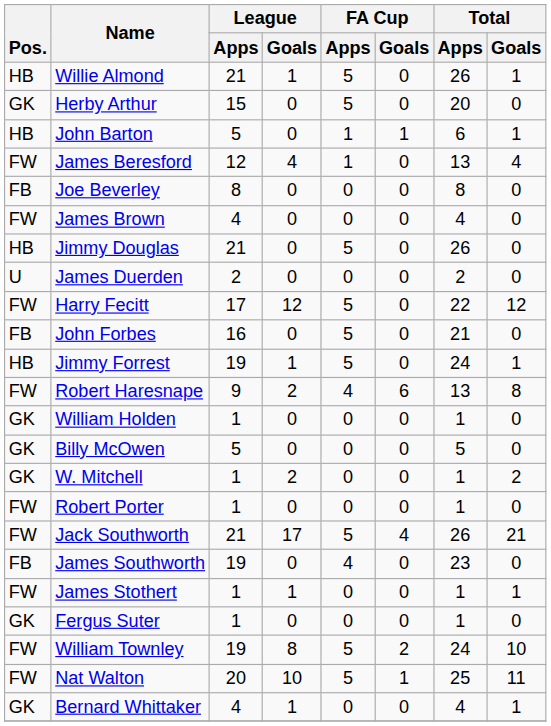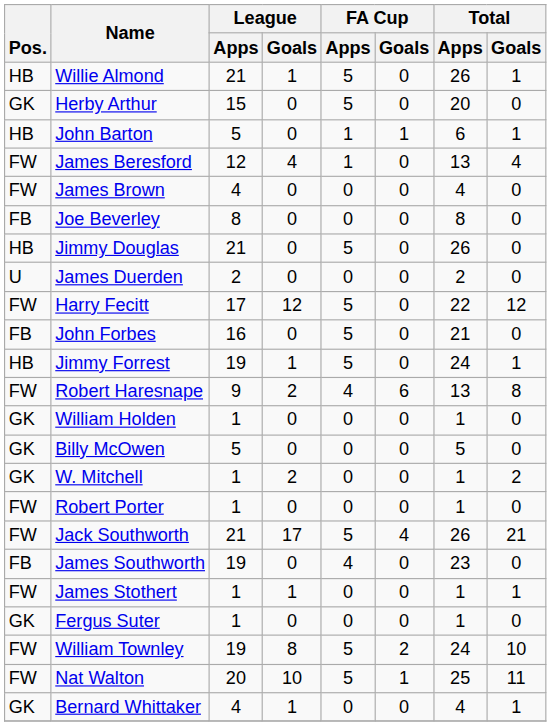rows swapped: (108, 190) <-> (110, 219)
